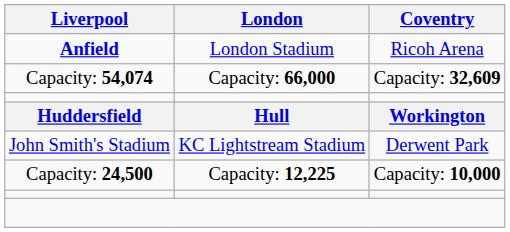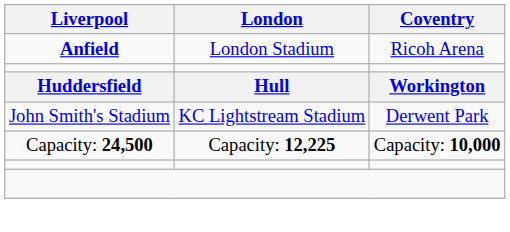- row: (89, 78)
